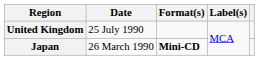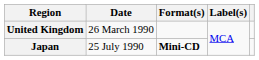(116, 30) 25 July 1990 -> (121, 30) 26 March 1990
(121, 47) 26 March 1990 -> (116, 47) 25 July 1990
